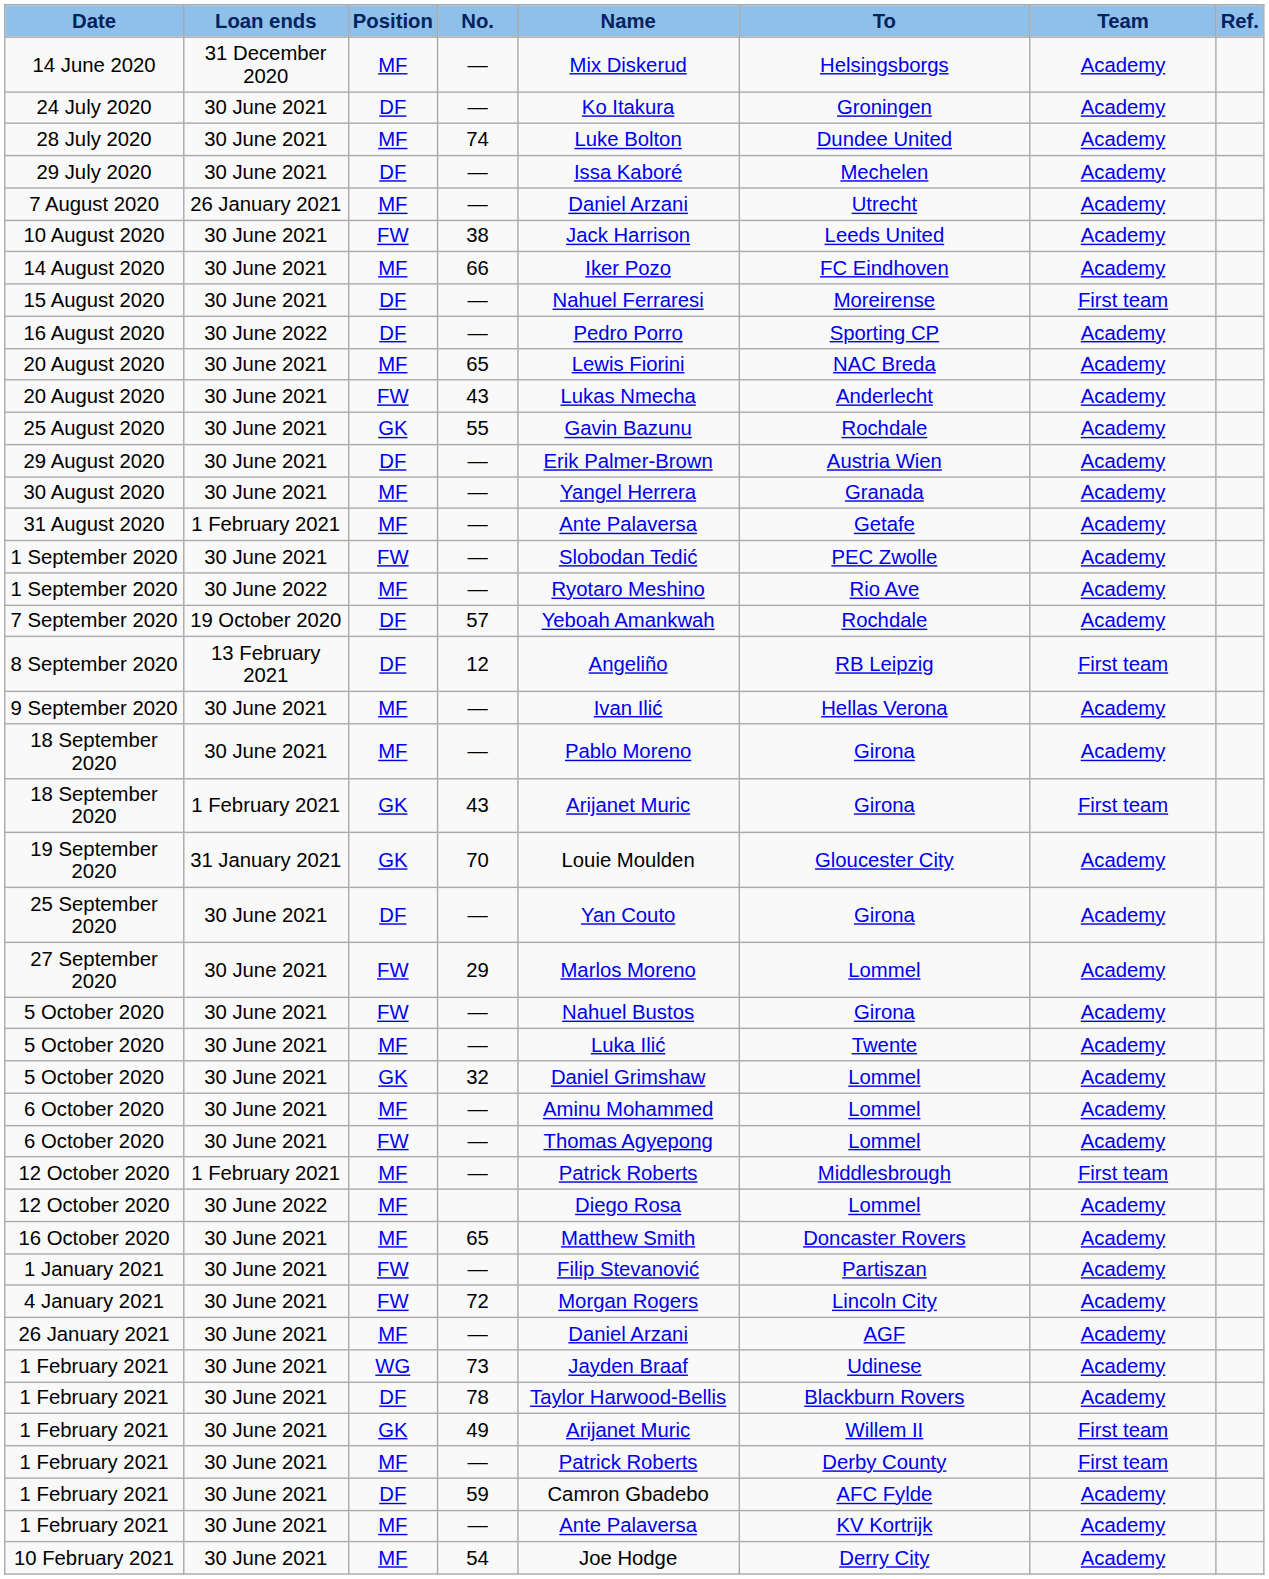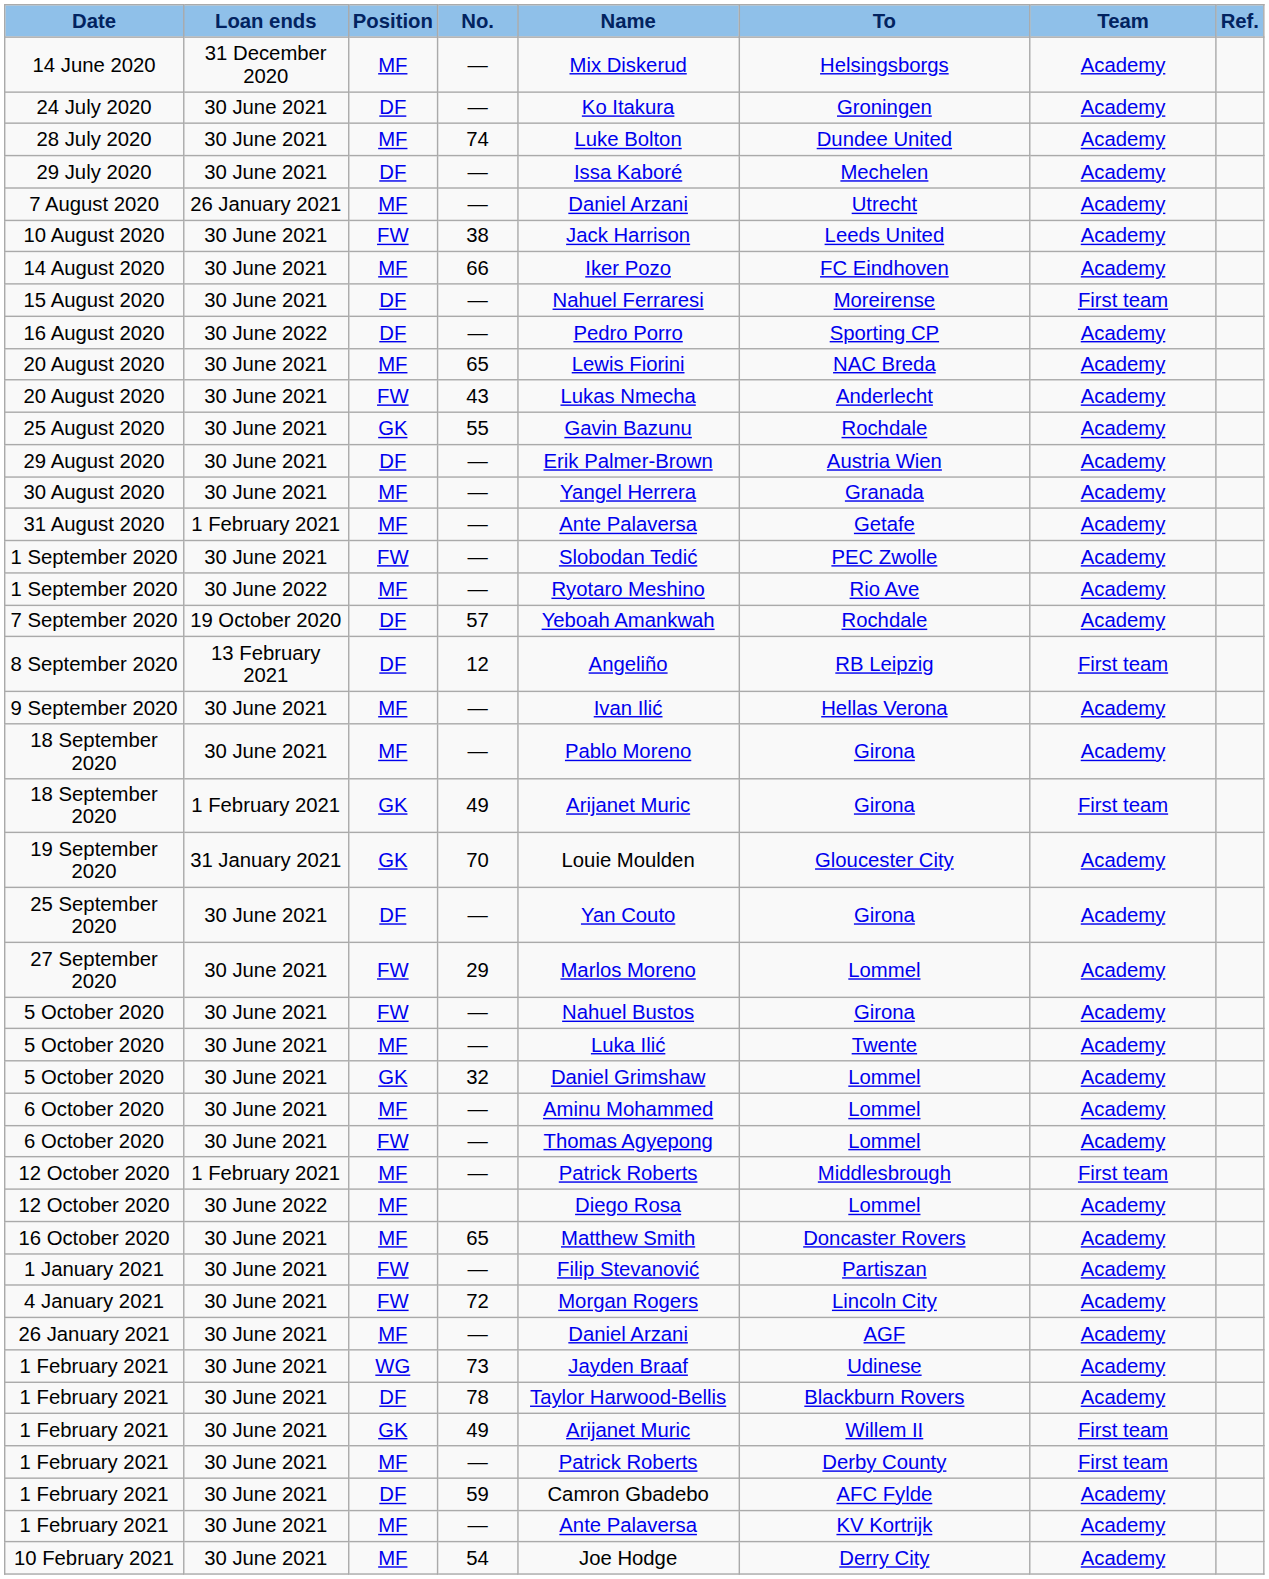(478, 806) 43 -> (478, 806) 49
